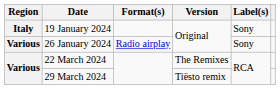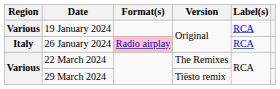(23, 28) Italy -> (23, 28) Various
(244, 28) Sony -> (244, 28) RCA
(23, 44) Various -> (23, 44) Italy
(143, 44) no background -> (143, 44) pink background
(244, 44) Sony -> (244, 44) RCA
